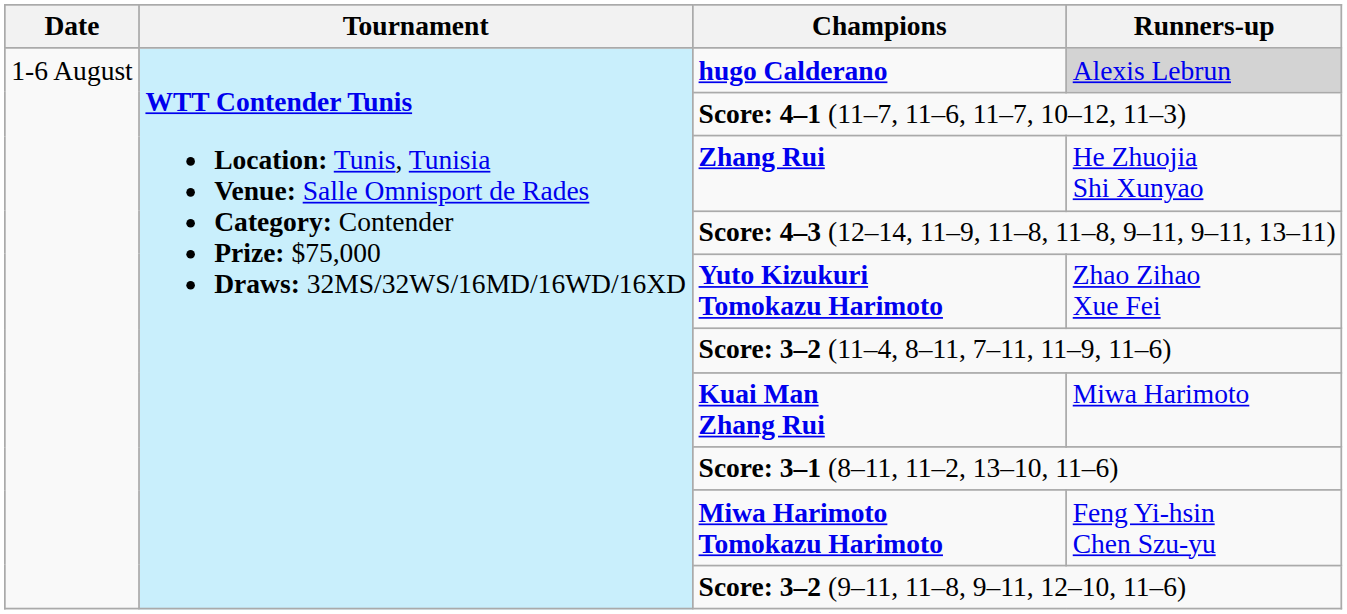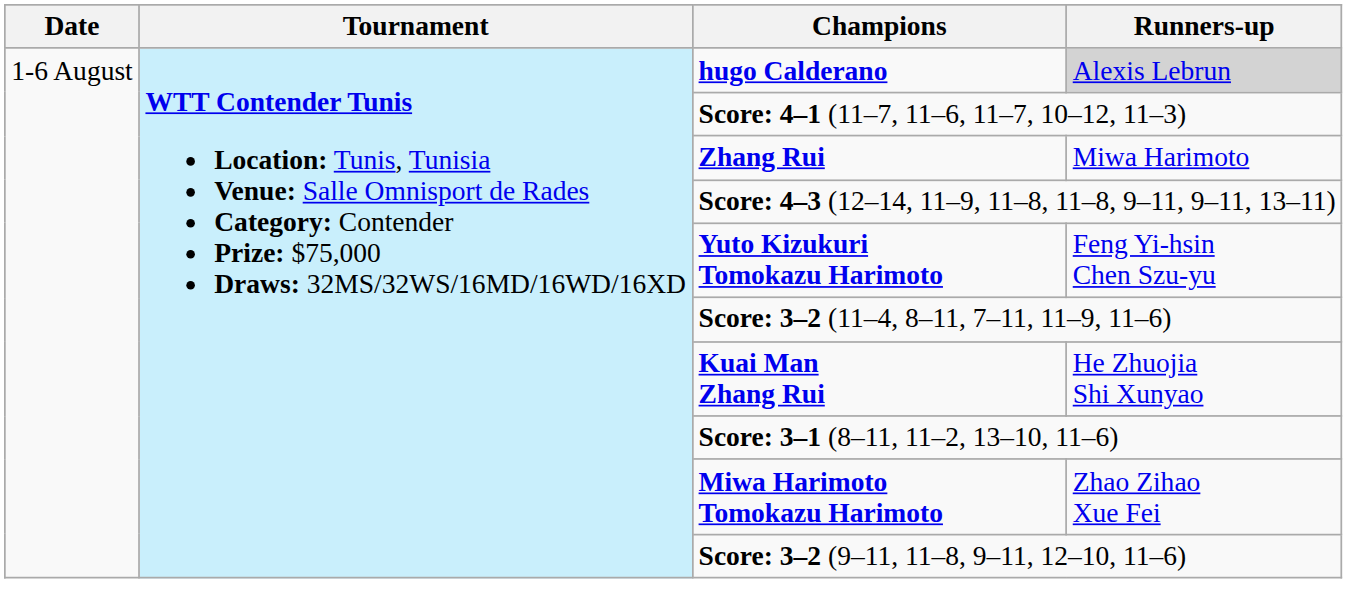(1138, 172) He Zhuojia Shi Xunyao -> (1161, 157) Miwa Harimoto
(1137, 290) Zhao Zihao Xue Fei -> (1144, 260) Feng Yi-hsin Chen Szu-yu
(1161, 393) Miwa Harimoto -> (1138, 378) He Zhuojia Shi Xunyao
(1144, 527) Feng Yi-hsin Chen Szu-yu -> (1137, 496) Zhao Zihao Xue Fei
